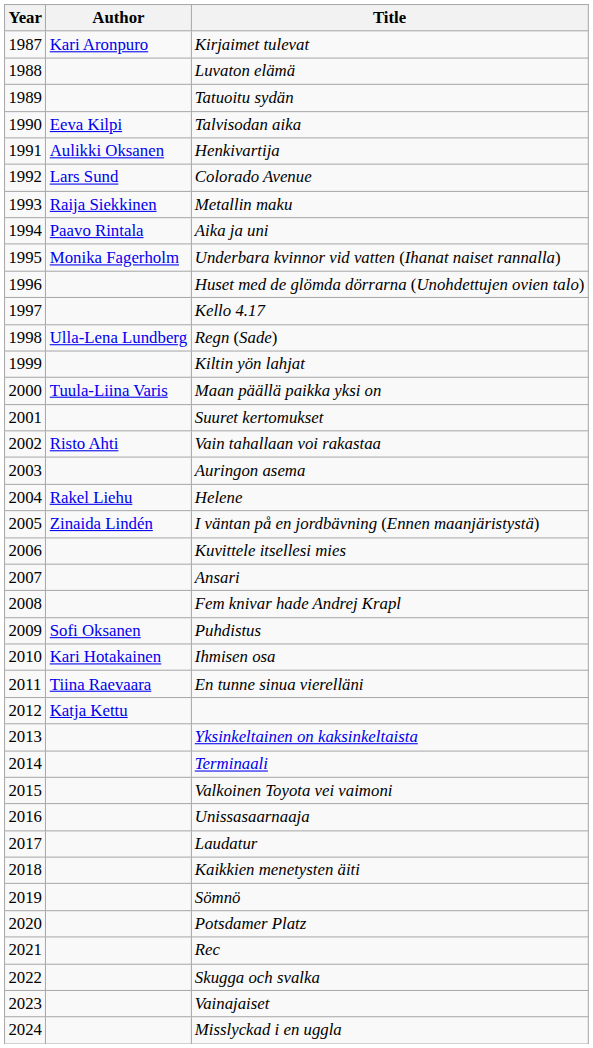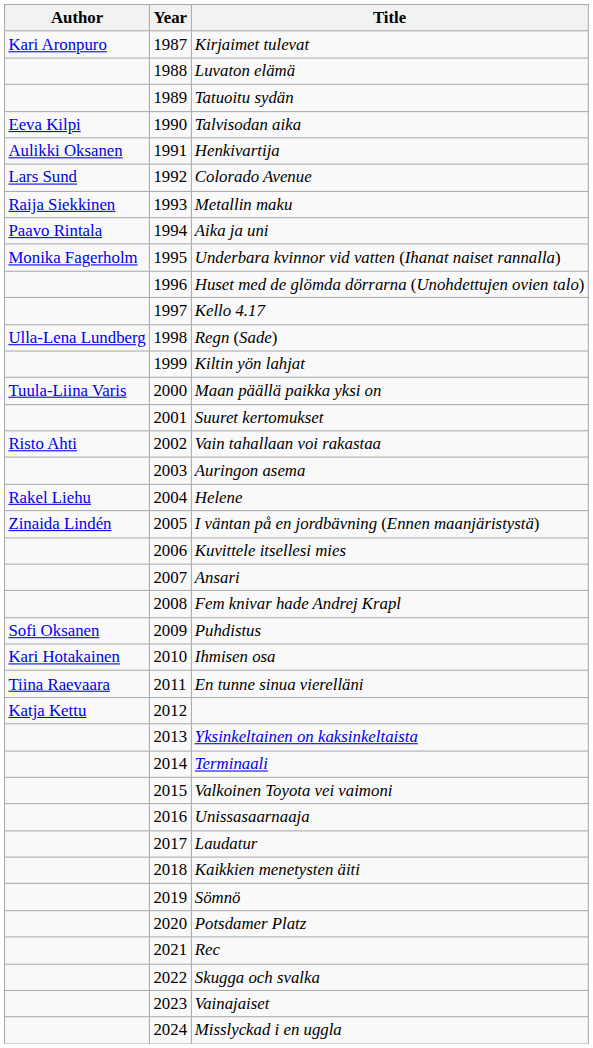columns swapped: (25, 17) <-> (118, 17)
